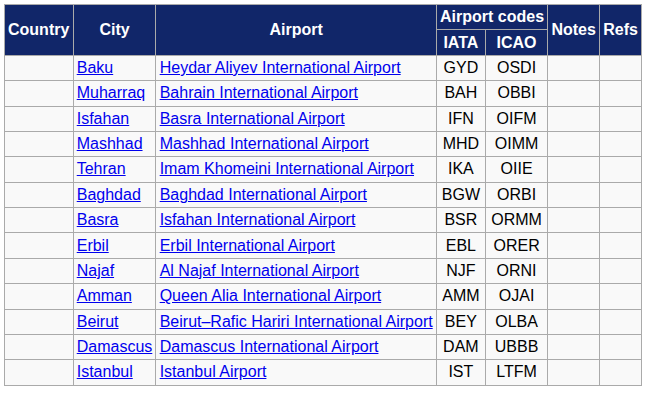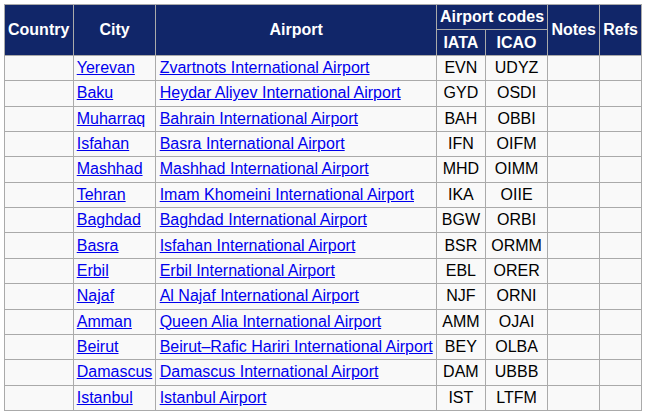+ row: (106, 67)
